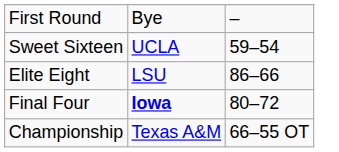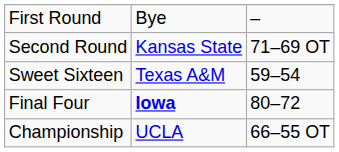+ row: (68, 47)
(155, 47) UCLA -> (180, 75) Texas A&M
- row: (49, 75)
(176, 132) Texas A&M -> (159, 132) UCLA
